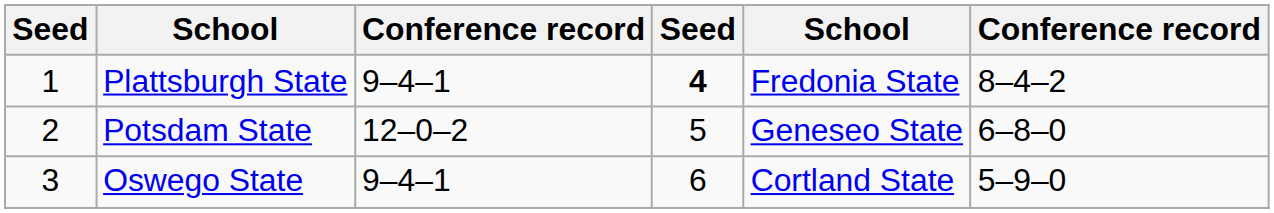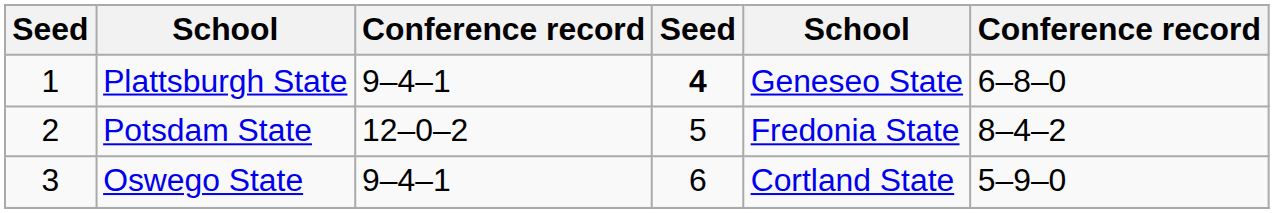(855, 80) Fredonia State -> (857, 80) Geneseo State
(1022, 80) 8–4–2 -> (1022, 80) 6–8–0
(857, 130) Geneseo State -> (855, 130) Fredonia State
(1022, 130) 6–8–0 -> (1022, 130) 8–4–2
